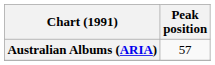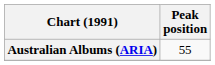(185, 49) 57 -> (185, 49) 55
